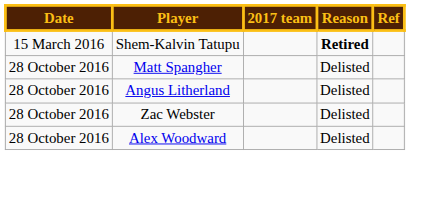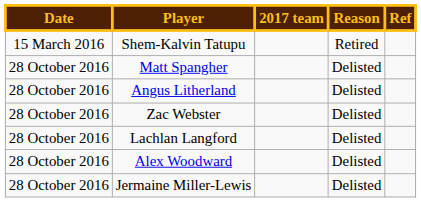(345, 43) bold -> (357, 43) normal
+ row: (184, 138)
+ row: (184, 185)
